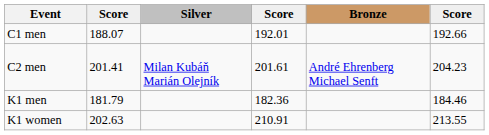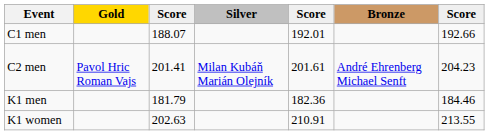+ column: (111, 14)
